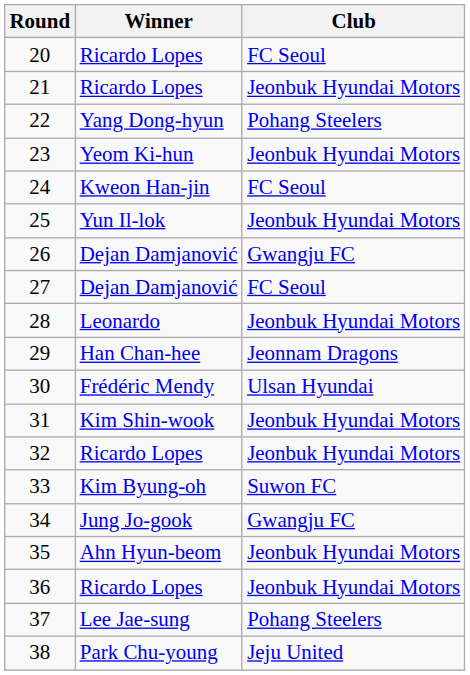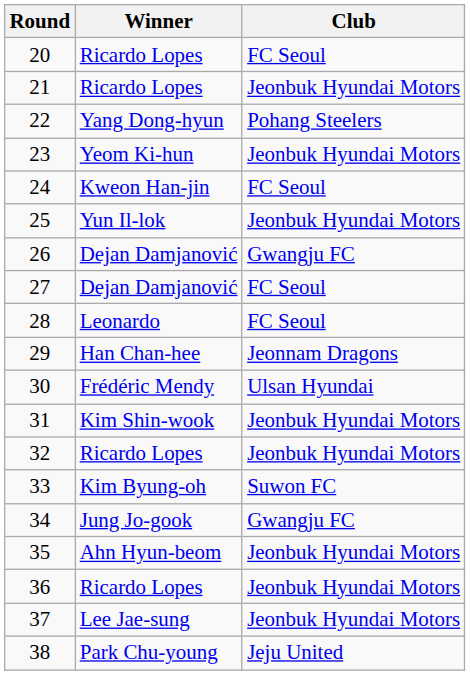(354, 320) Jeonbuk Hyundai Motors -> (286, 320) FC Seoul
(314, 619) Pohang Steelers -> (354, 619) Jeonbuk Hyundai Motors
